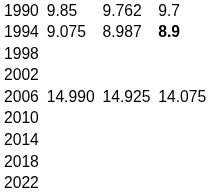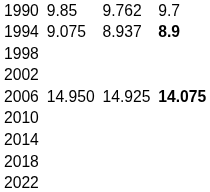(122, 32) 8.987 -> (122, 32) 8.937
(71, 97) 14.990 -> (71, 97) 14.950
(182, 97) normal -> (182, 97) bold
